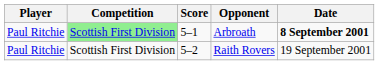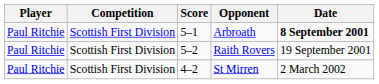(122, 32) lightgreen background -> (122, 32) no background
+ row: (236, 69)
